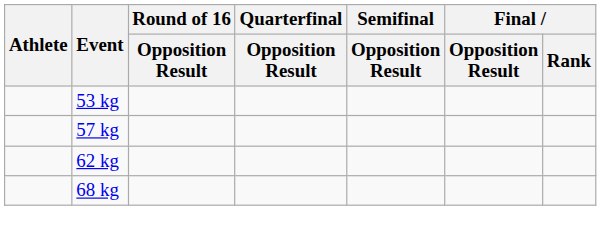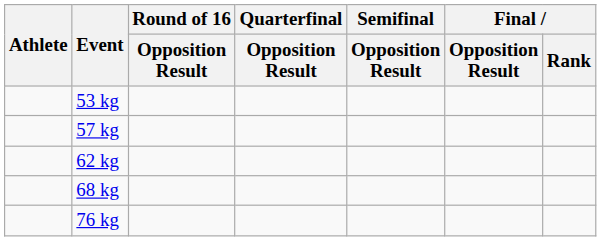+ row: (98, 220)
